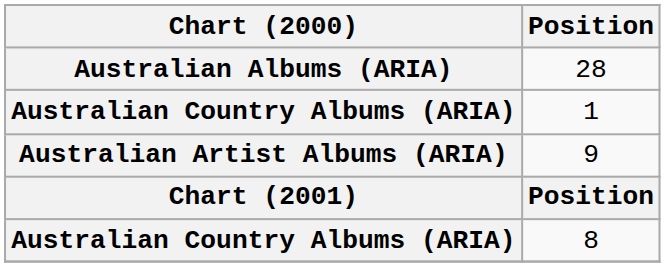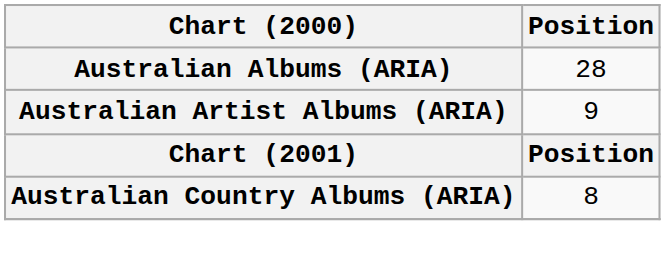- row: (591, 112)
